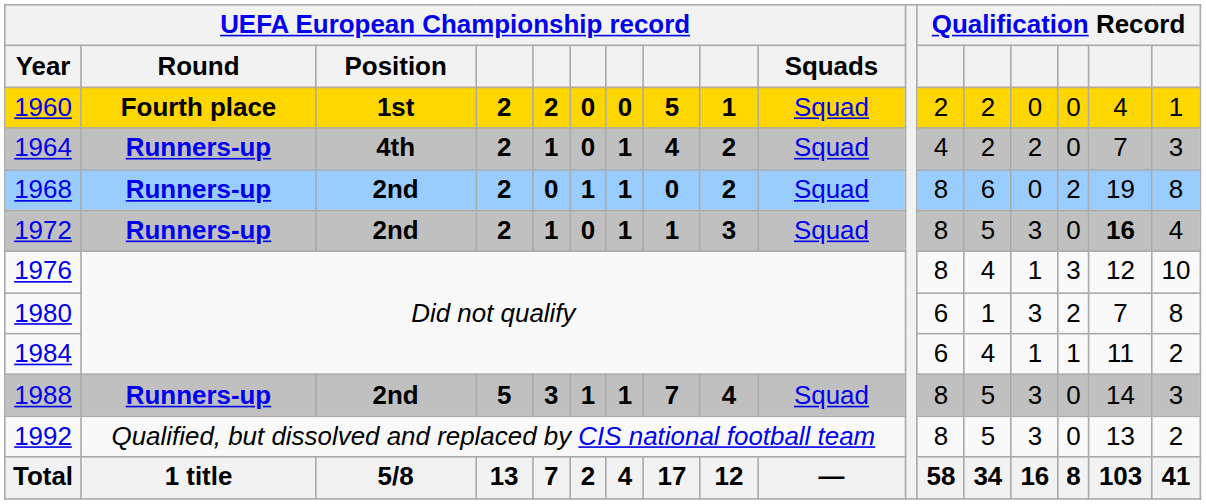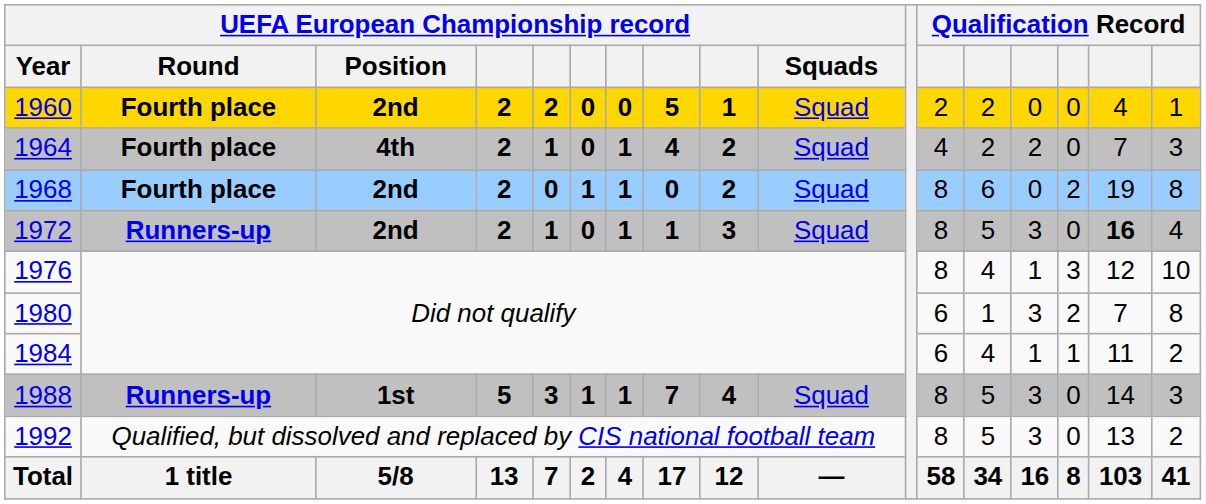(396, 107) 1st -> (396, 107) 2nd
(198, 148) Runners-up -> (198, 148) Fourth place
(198, 189) Runners-up -> (198, 189) Fourth place
(396, 395) 2nd -> (396, 395) 1st
